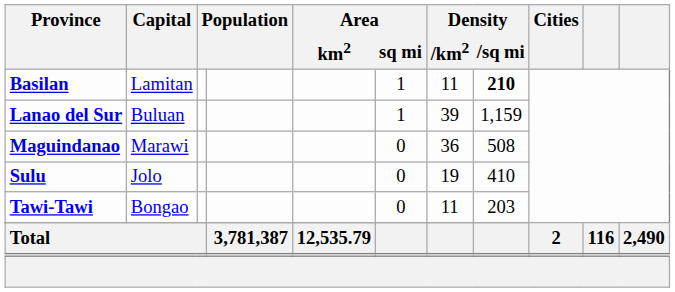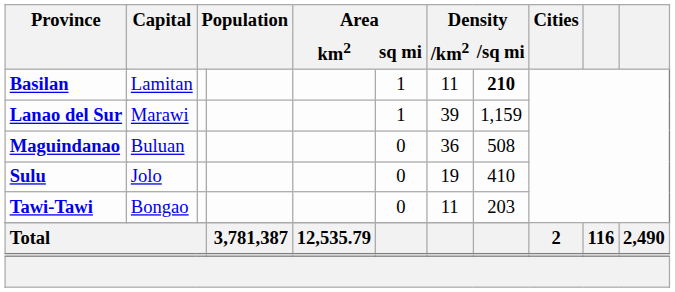(158, 115) Buluan -> (160, 115) Marawi
(160, 145) Marawi -> (158, 145) Buluan
